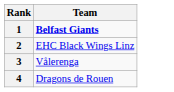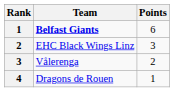+ column: (153, 12)
